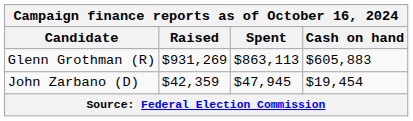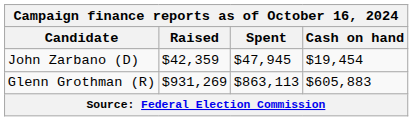rows swapped: (82, 60) <-> (73, 82)
